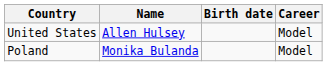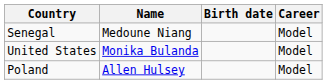+ row: (31, 32)
(143, 32) Allen Hulsey -> (150, 51) Monika Bulanda
(150, 51) Monika Bulanda -> (143, 70) Allen Hulsey
